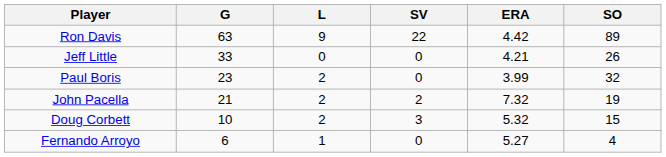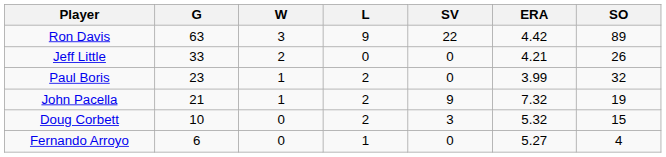+ column: (281, 15)
(419, 99) 2 -> (450, 99) 9
